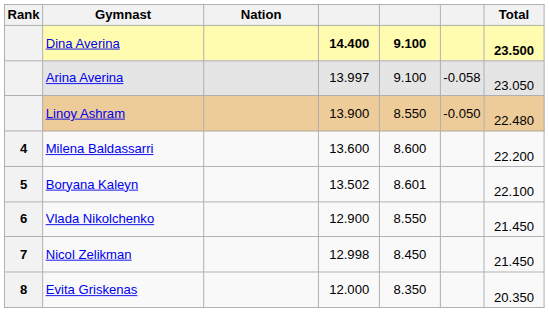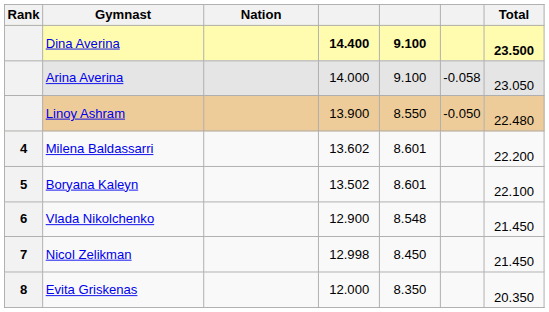(349, 78) 13.997 -> (349, 78) 14.000
(349, 149) 13.600 -> (349, 149) 13.602
(410, 149) 8.600 -> (410, 149) 8.601
(410, 219) 8.550 -> (410, 219) 8.548
